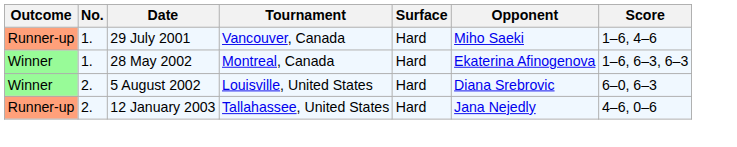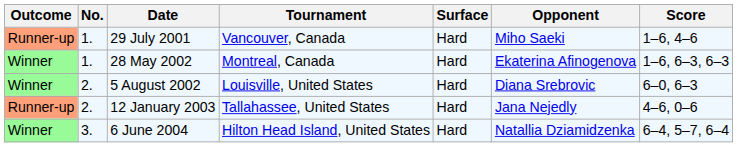+ row: (149, 130)
